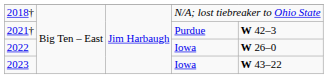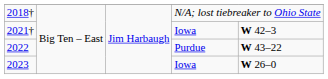(190, 30) Purdue -> (185, 30) Iowa
(185, 47) Iowa -> (190, 47) Purdue
(258, 47) W 26–0 -> (261, 47) W 43–22
(261, 64) W 43–22 -> (258, 64) W 26–0
